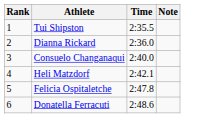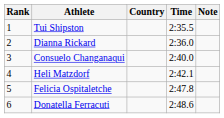+ column: (147, 12)
